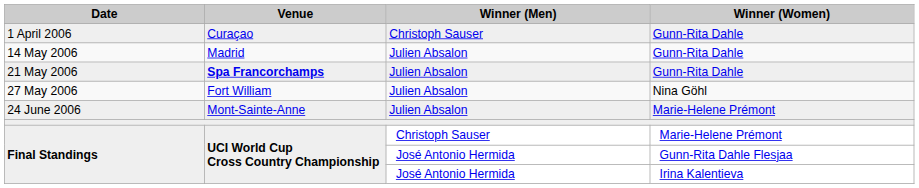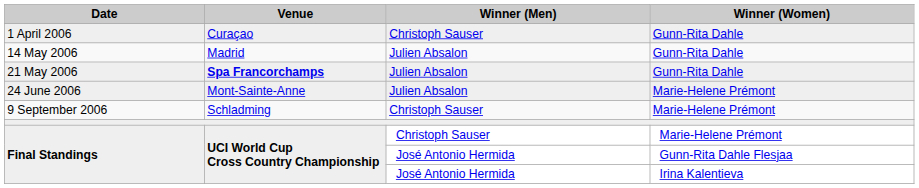- row: (42, 91)
+ row: (57, 110)
